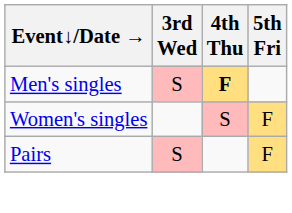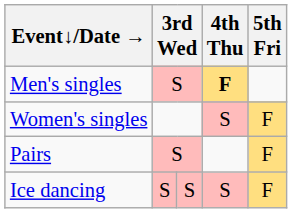+ row: (58, 190)
